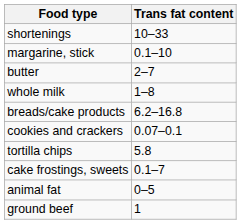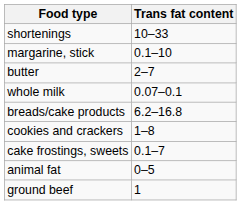(144, 92) 1–8 -> (158, 92) 0.07–0.1
(158, 131) 0.07–0.1 -> (144, 131) 1–8
- row: (40, 151)
